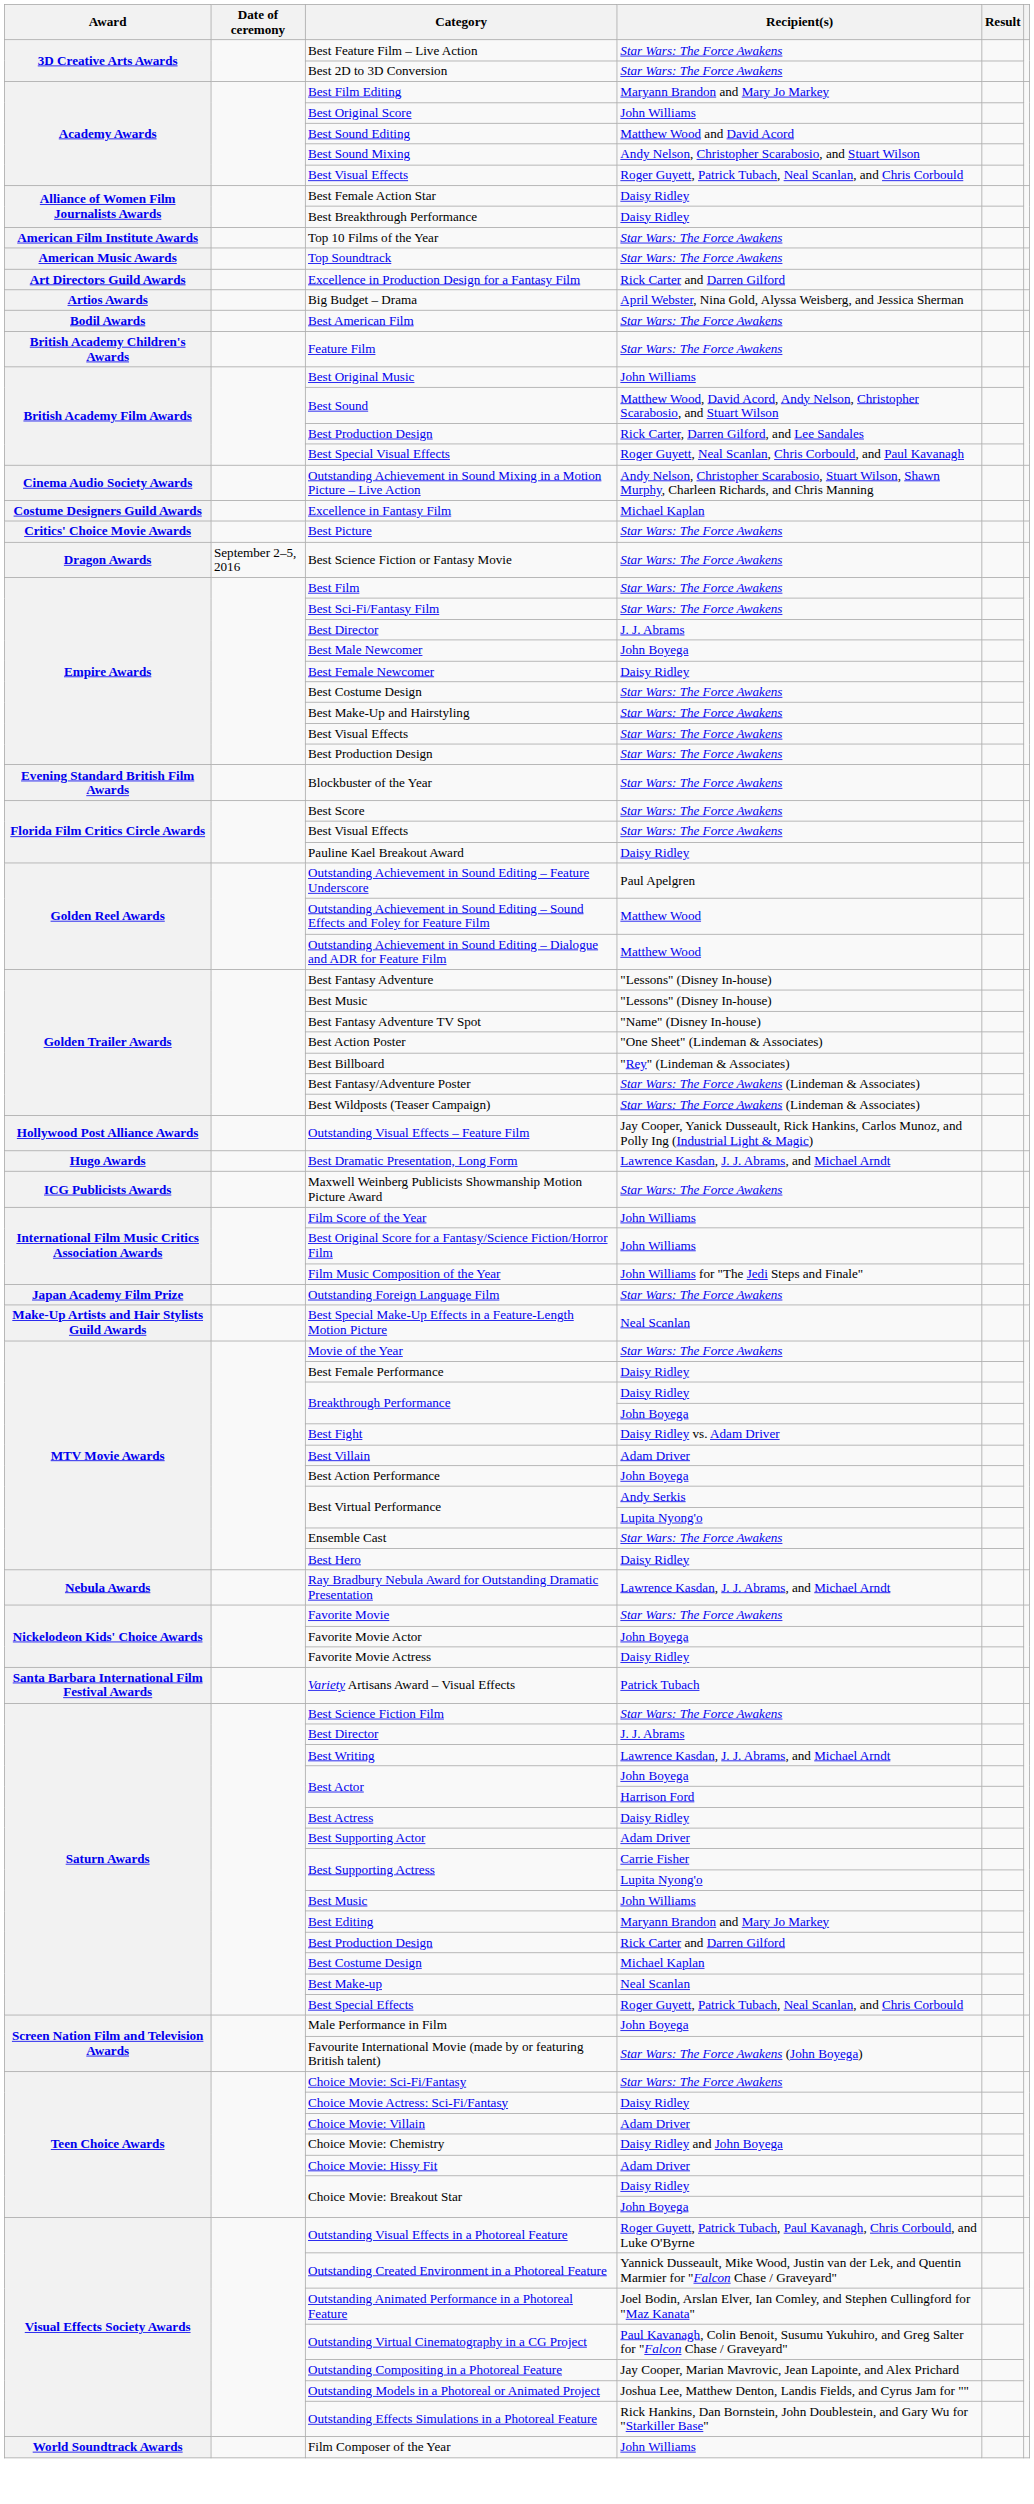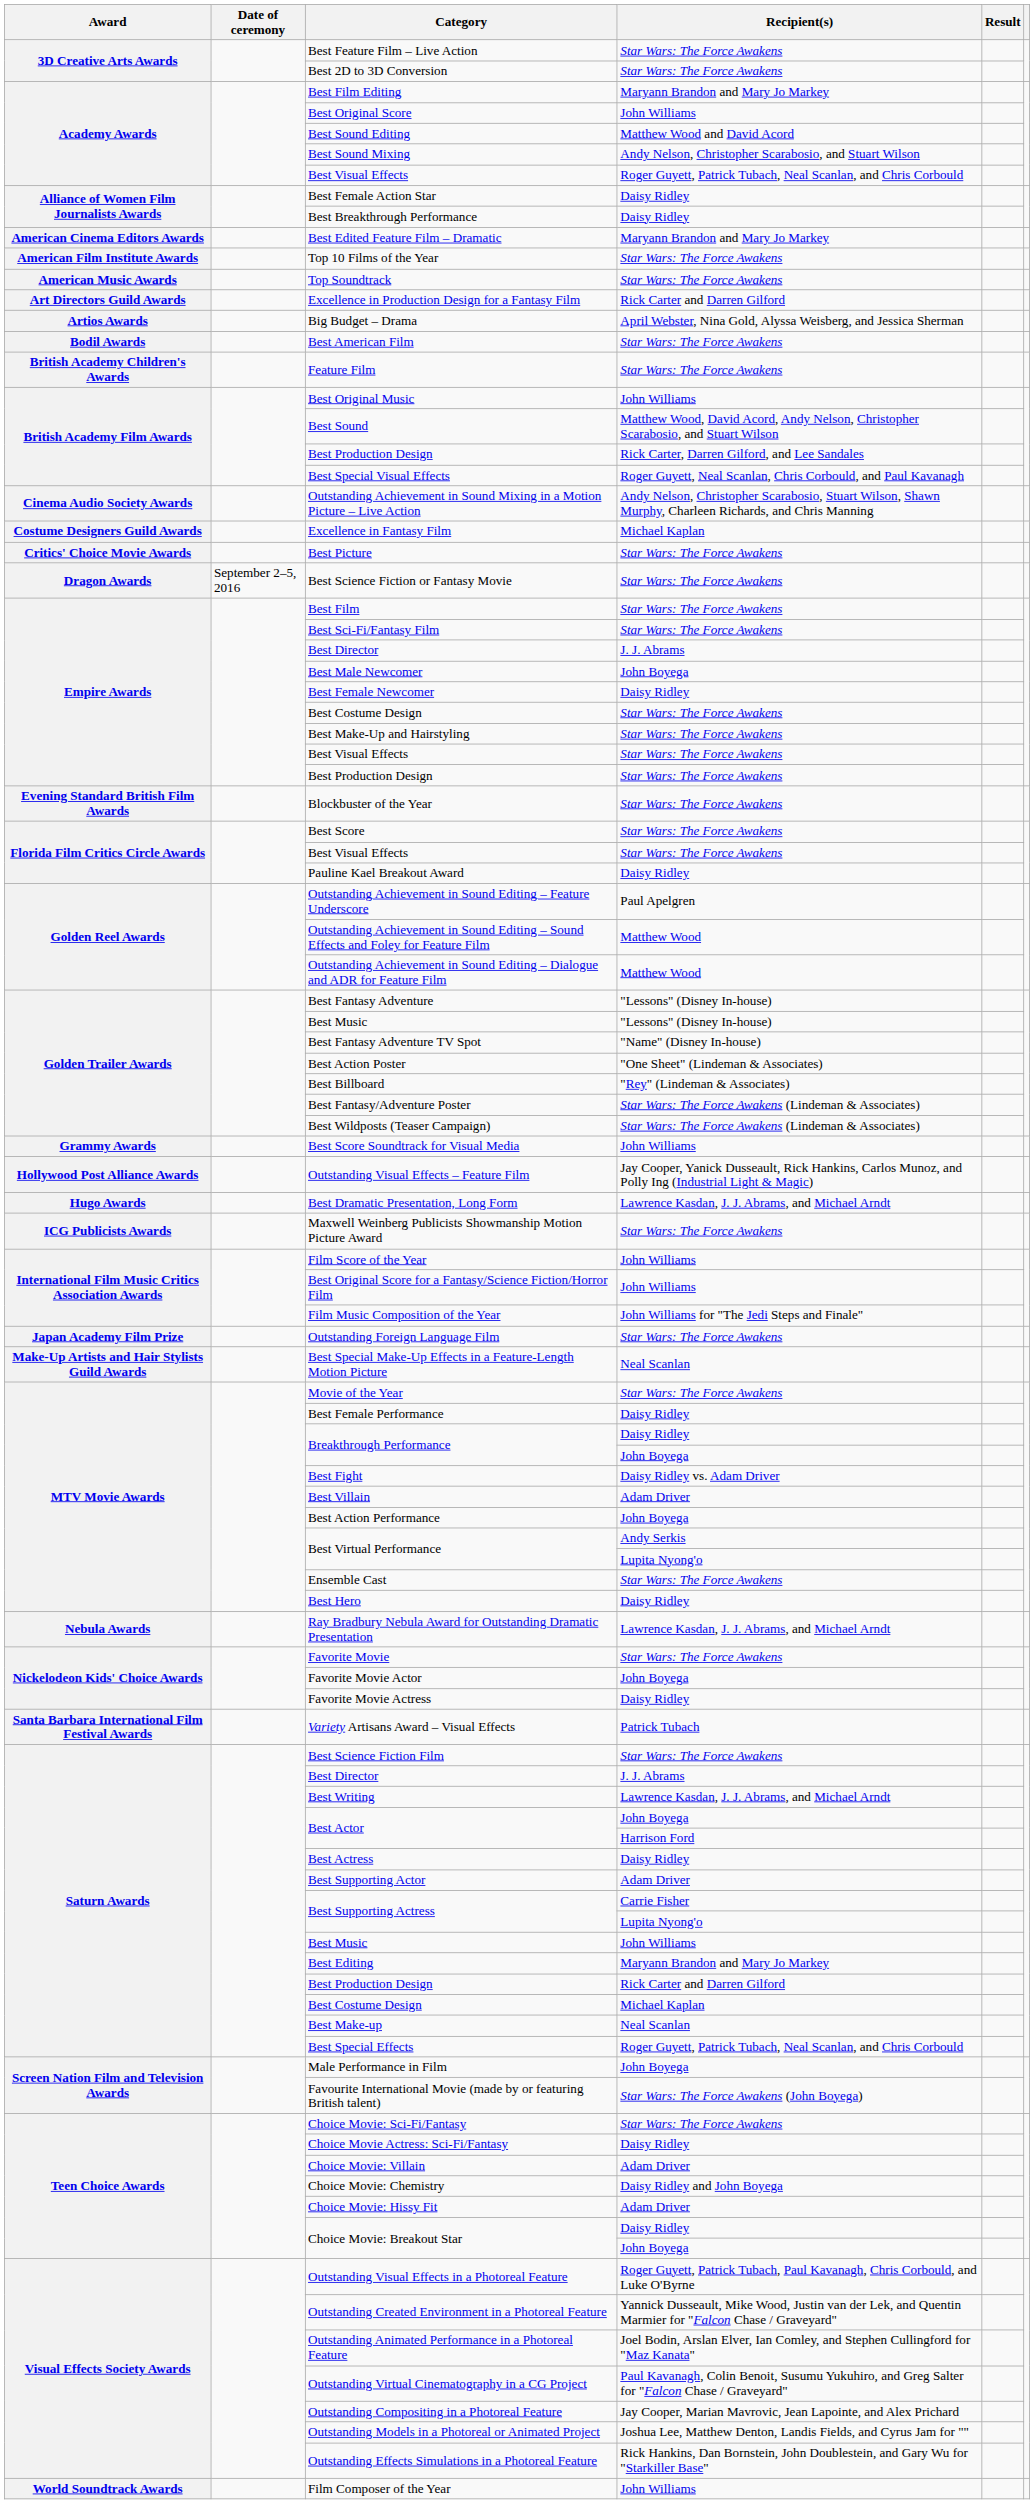+ row: (405, 237)
+ row: (414, 1146)
